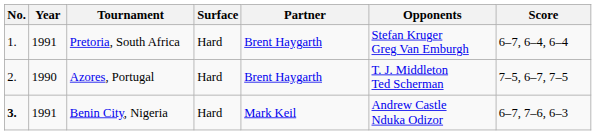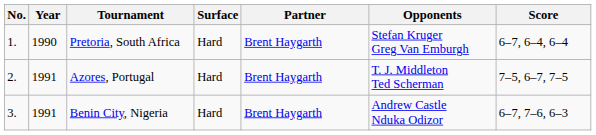(44, 41) 1991 -> (44, 41) 1990
(44, 76) 1990 -> (44, 76) 1991
(12, 111) bold -> (12, 111) normal
(270, 111) Mark Keil -> (283, 111) Brent Haygarth
